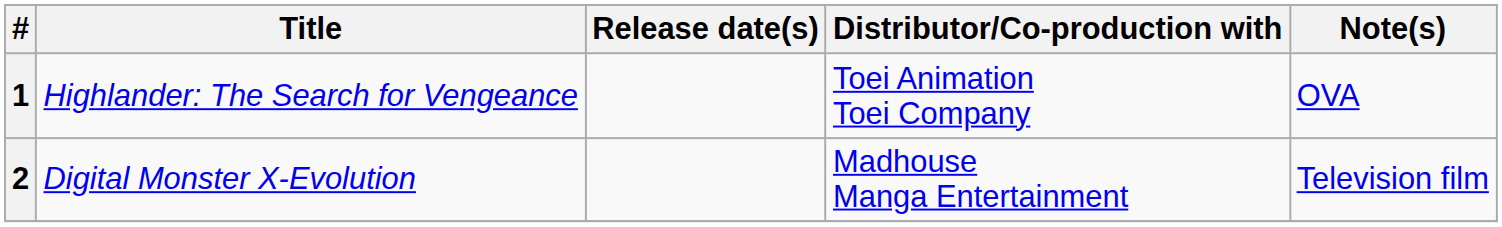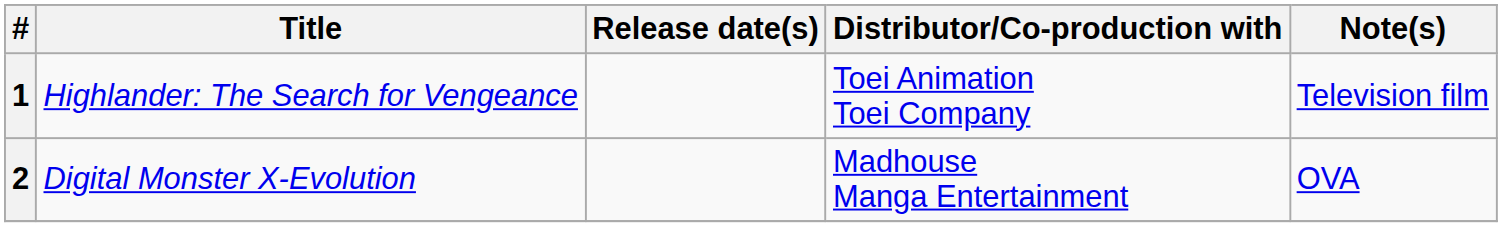(1328, 95) OVA -> (1393, 95) Television film
(1393, 179) Television film -> (1328, 179) OVA
